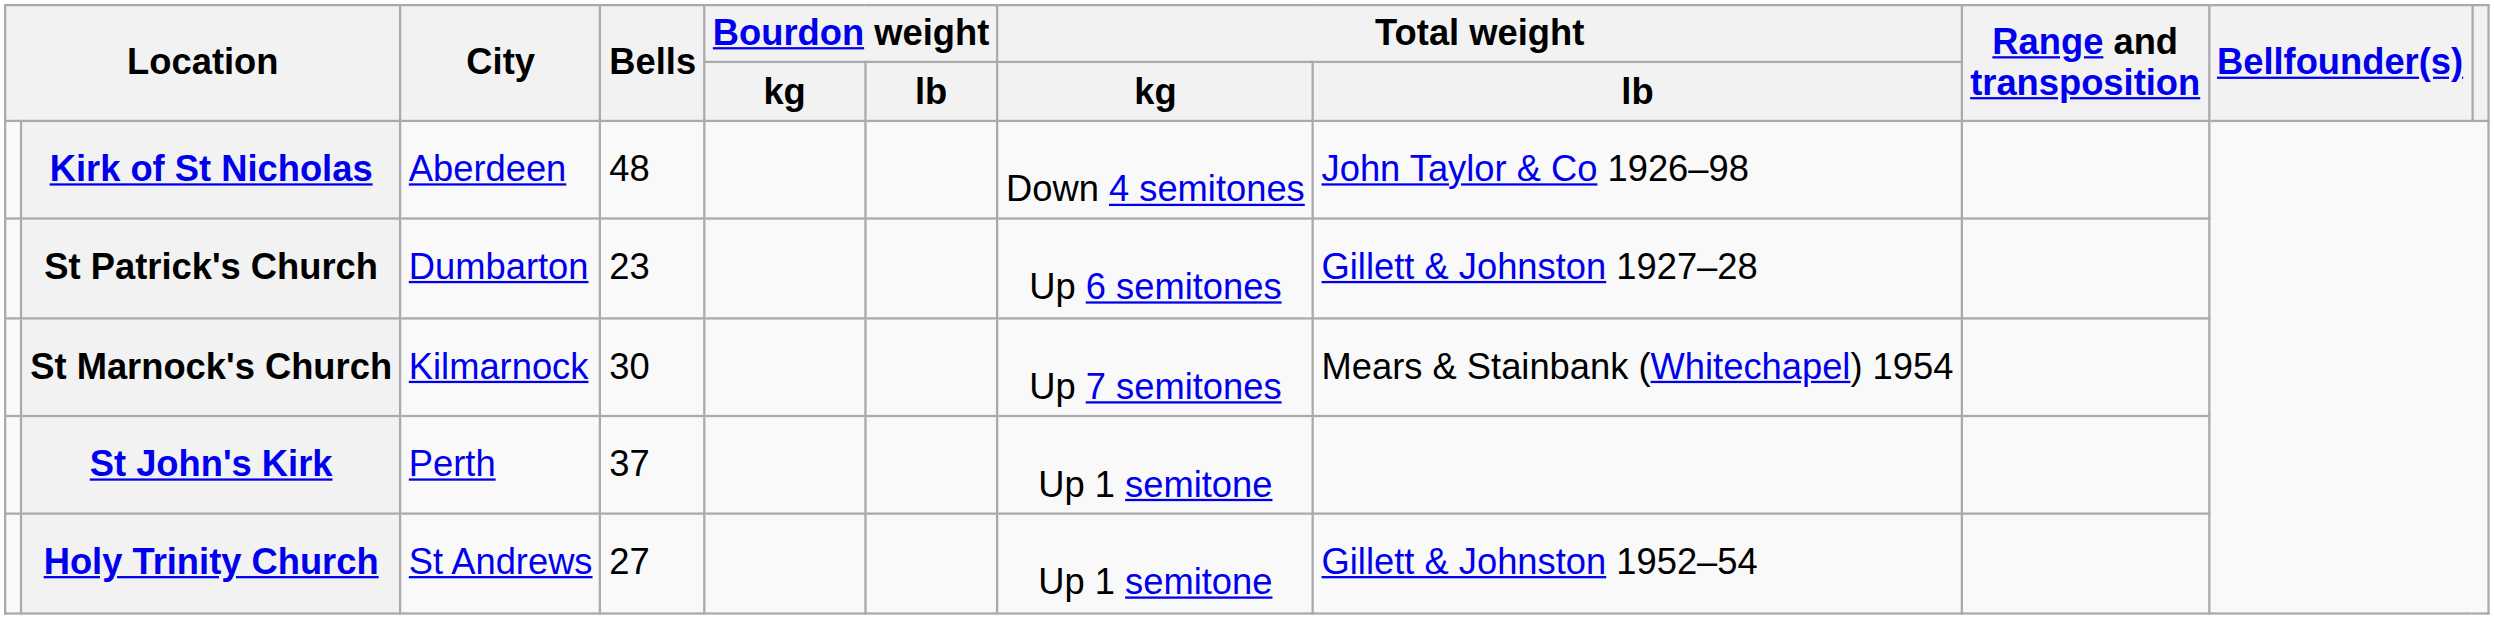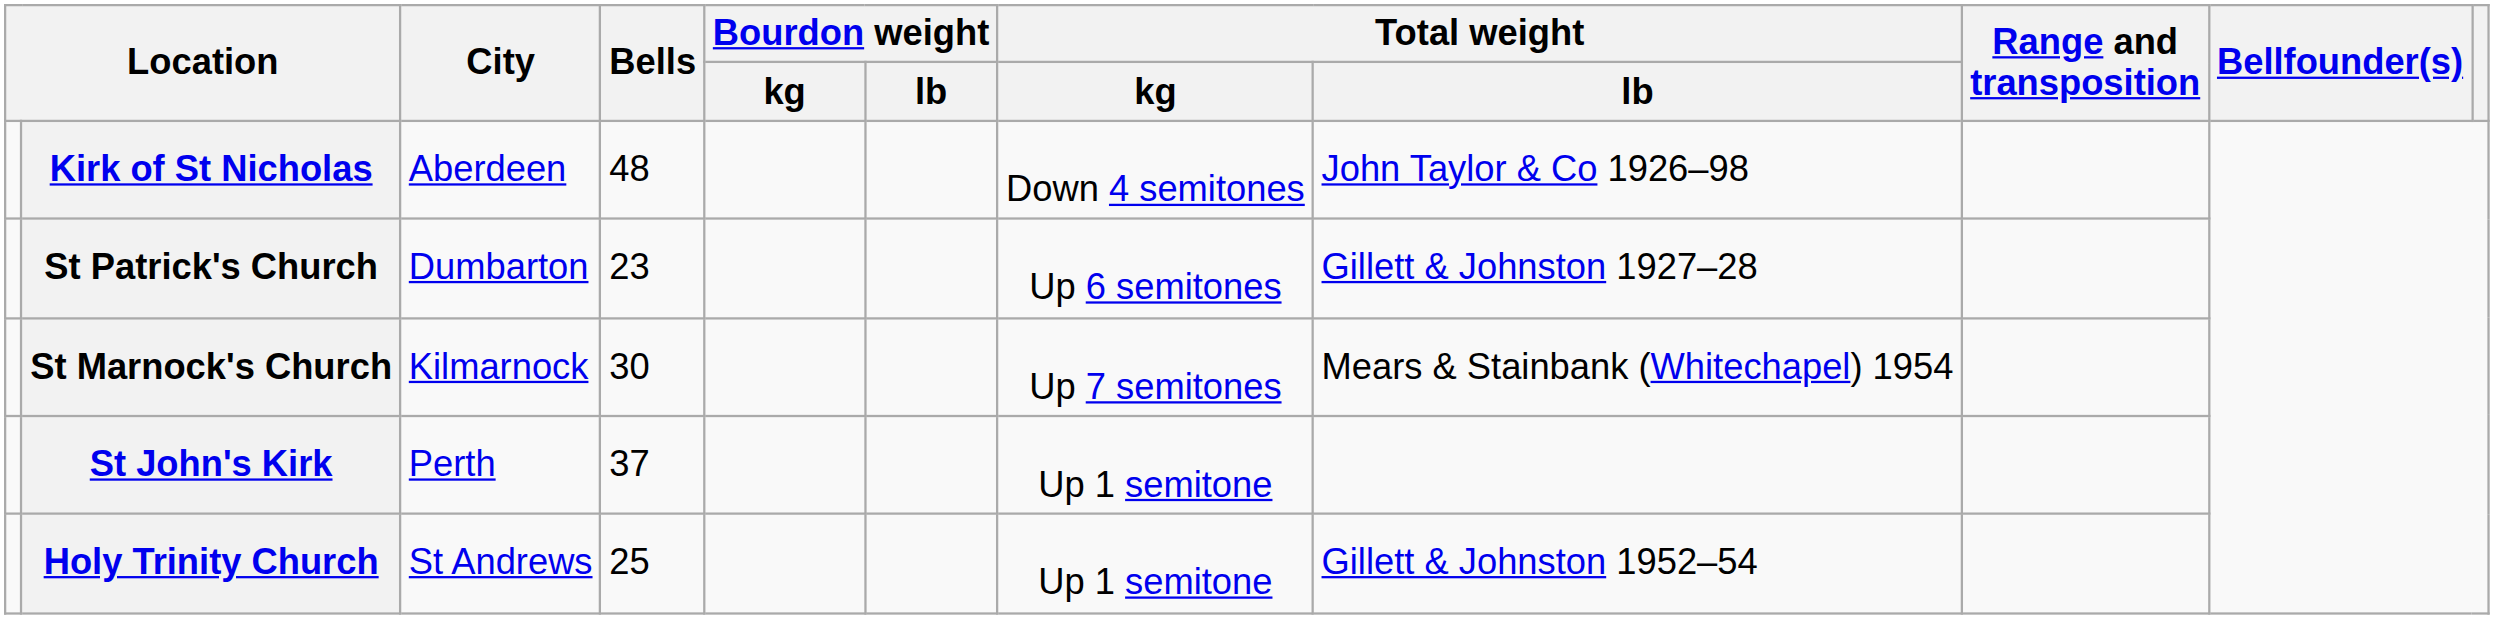(629, 562) 27 -> (629, 562) 25
